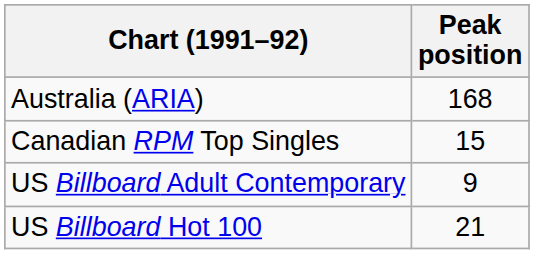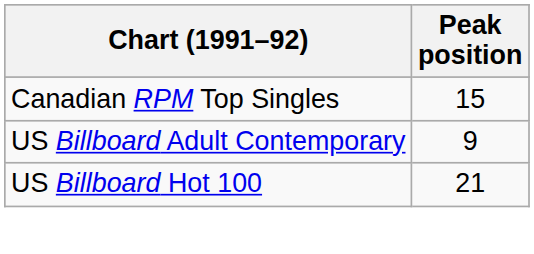- row: (107, 98)
